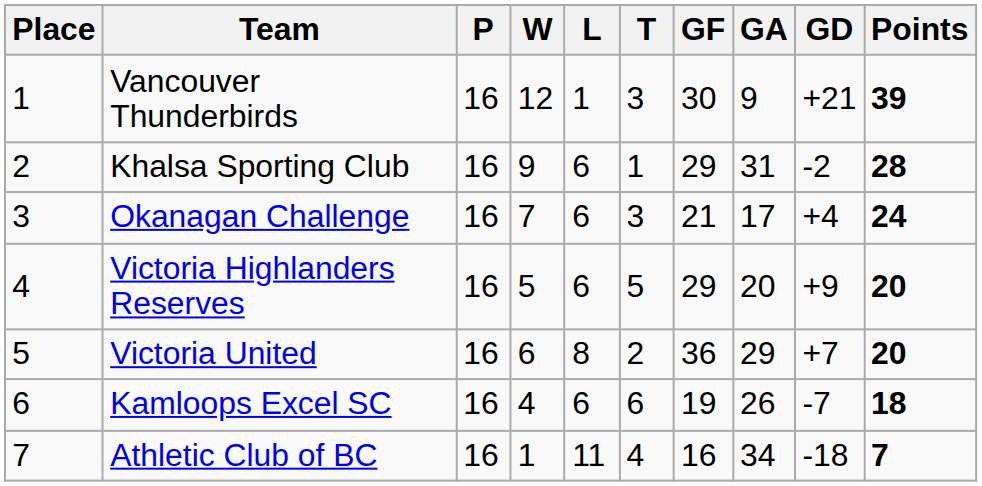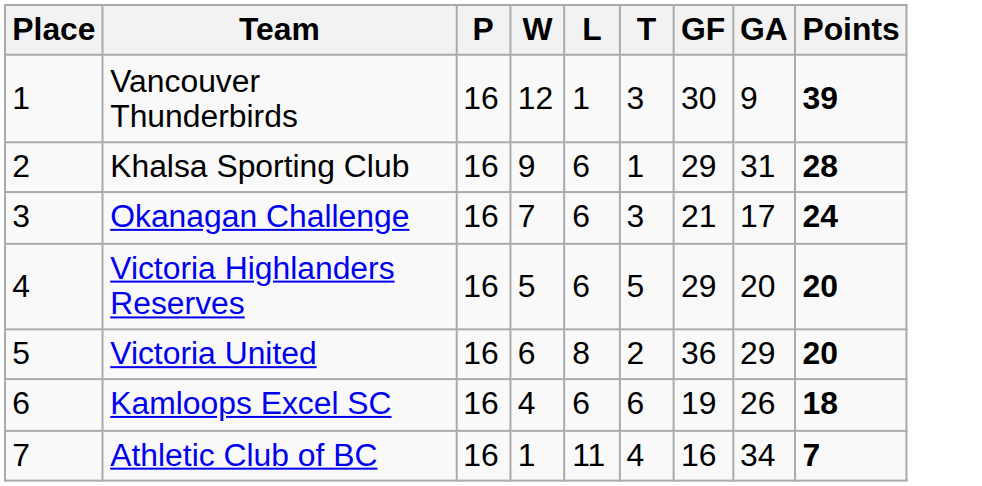- column: (829, 29)
